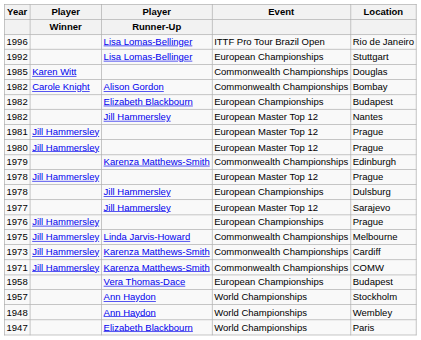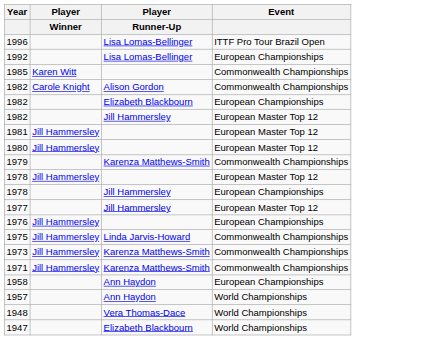- column: (383, 27)
(144, 282) Vera Thomas-Dace -> (130, 282) Ann Haydon
(130, 313) Ann Haydon -> (144, 313) Vera Thomas-Dace
